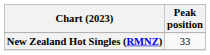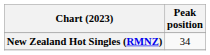(185, 41) 33 -> (185, 41) 34
